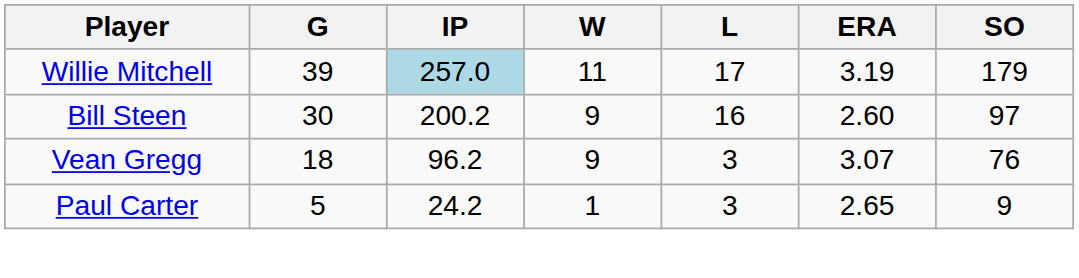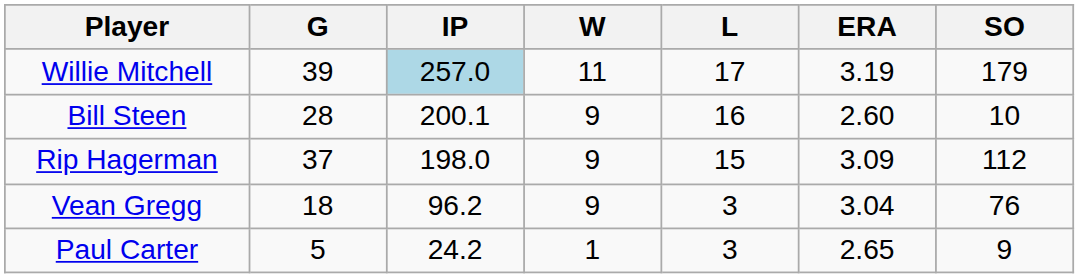(318, 116) 30 -> (318, 116) 28
(455, 116) 200.2 -> (455, 116) 200.1
(1004, 116) 97 -> (1004, 116) 10
+ row: (127, 160)
(867, 160) 3.07 -> (867, 205) 3.04
